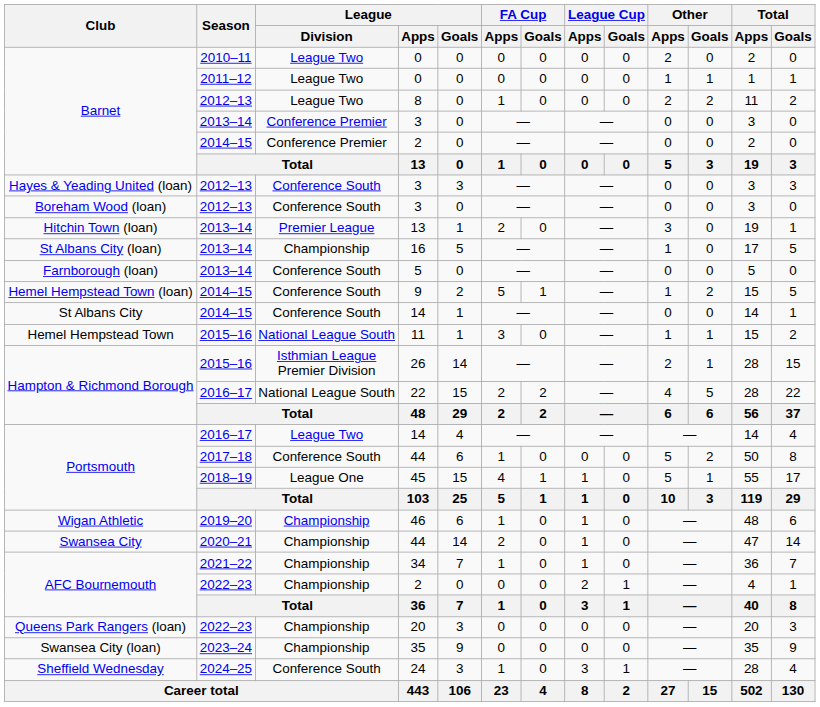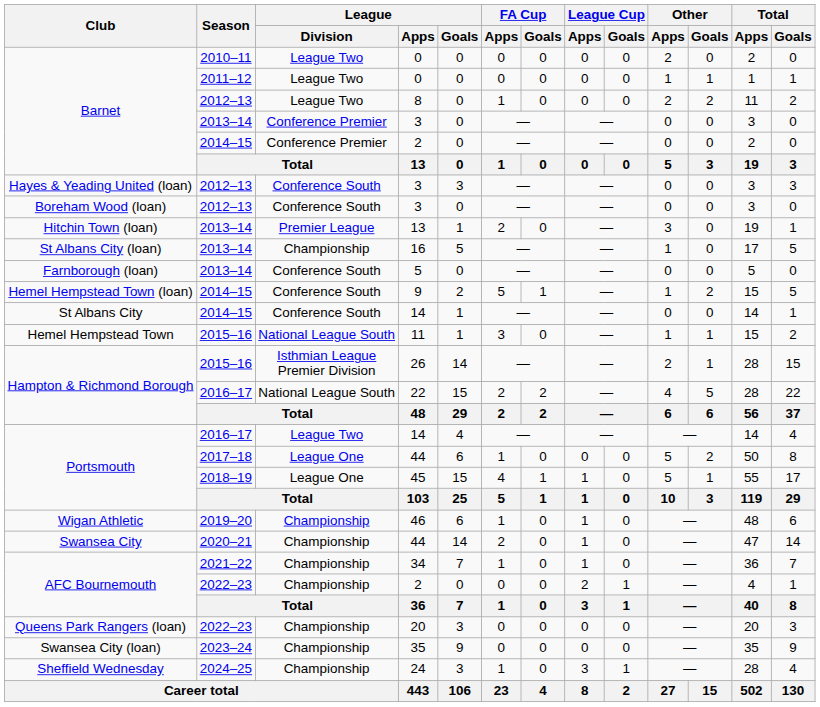(327, 456) Conference South -> (327, 456) League One
(327, 669) Conference South -> (327, 669) Championship
